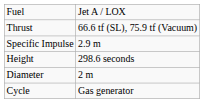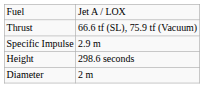- row: (18, 91)
